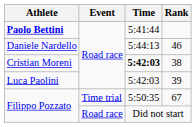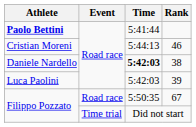(42, 47) Daniele Nardello -> (39, 47) Cristian Moreni
(39, 63) Cristian Moreni -> (42, 63) Daniele Nardello
(102, 97) Time trial -> (102, 97) Road race
(102, 114) Road race -> (102, 114) Time trial
